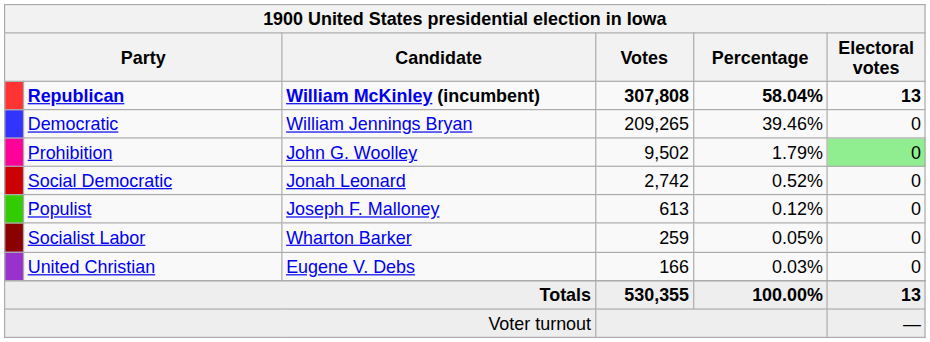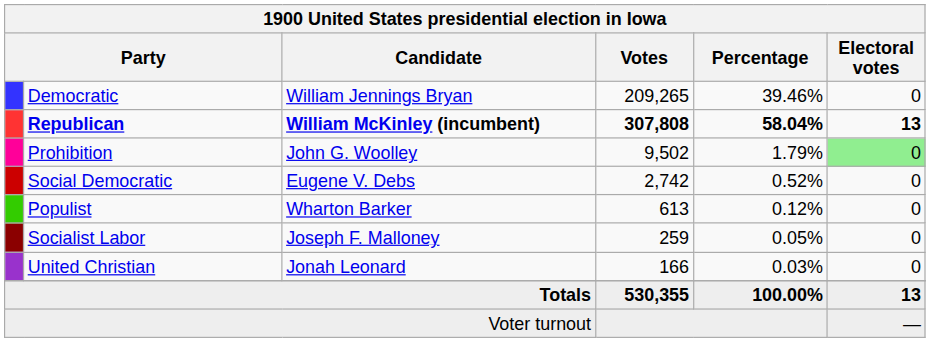rows swapped: (76, 96) <-> (73, 124)
(346, 181) Jonah Leonard -> (351, 181) Eugene V. Debs
(363, 209) Joseph F. Malloney -> (349, 209) Wharton Barker
(349, 238) Wharton Barker -> (363, 238) Joseph F. Malloney
(351, 266) Eugene V. Debs -> (346, 266) Jonah Leonard
